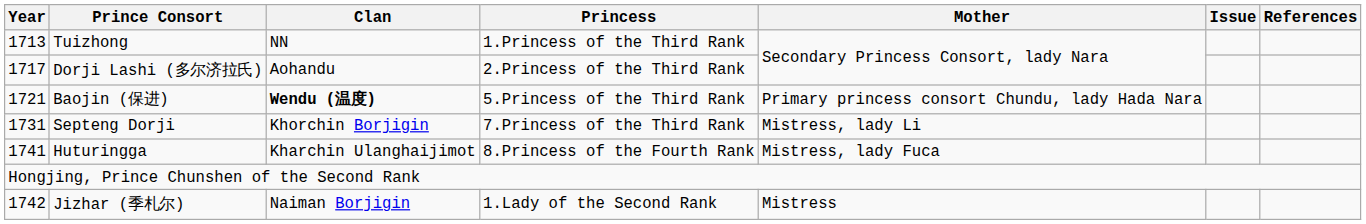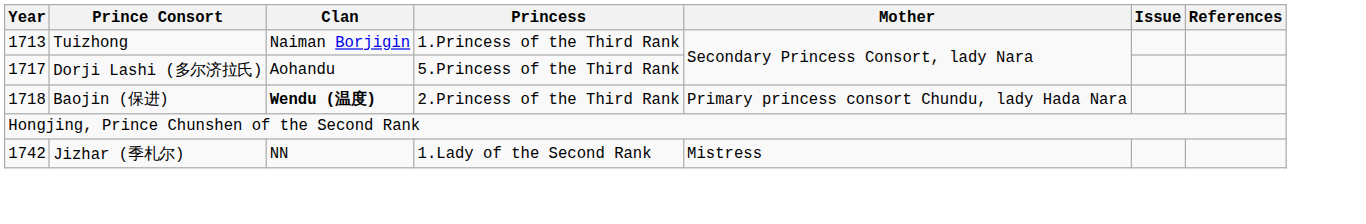(279, 43) NN -> (340, 43) Naiman Borjigin
(614, 70) 2.Princess of the Third Rank -> (549, 70) 5.Princess of the Third Rank
(27, 99) 1721 -> (27, 99) 1718
(614, 99) 5.Princess of the Third Rank -> (549, 99) 2.Princess of the Third Rank
- row: (114, 126)
- row: (100, 152)
(340, 204) Naiman Borjigin -> (279, 153) NN
